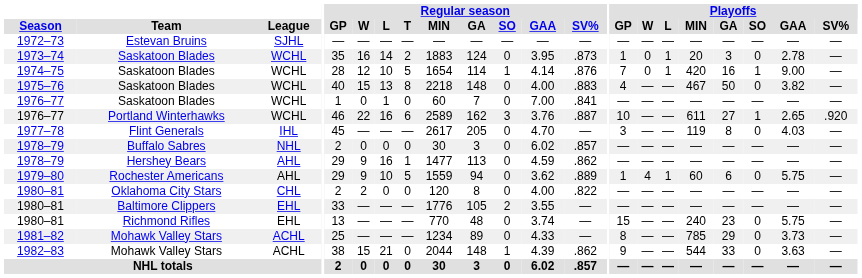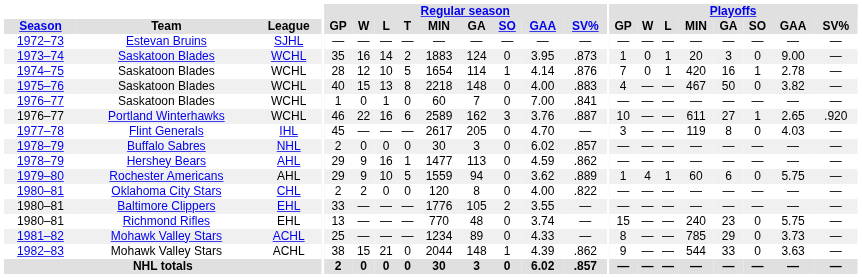(793, 56) 2.78 -> (793, 56) 9.00
(793, 71) 9.00 -> (793, 71) 2.78
